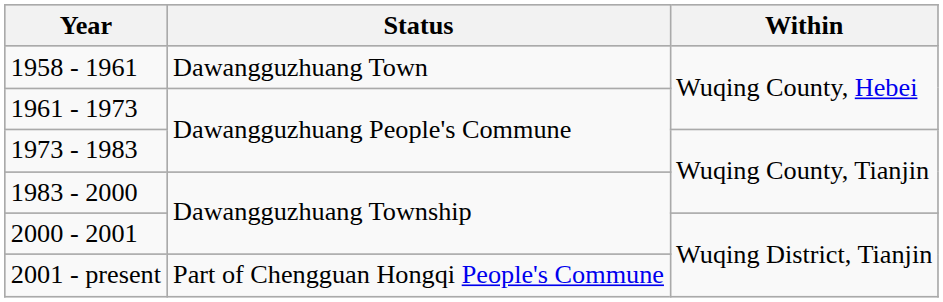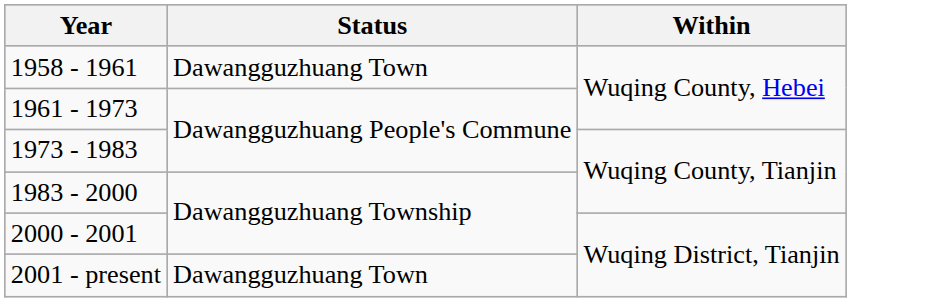(419, 274) Part of Chengguan Hongqi People's Commune -> (301, 274) Dawangguzhuang Town
